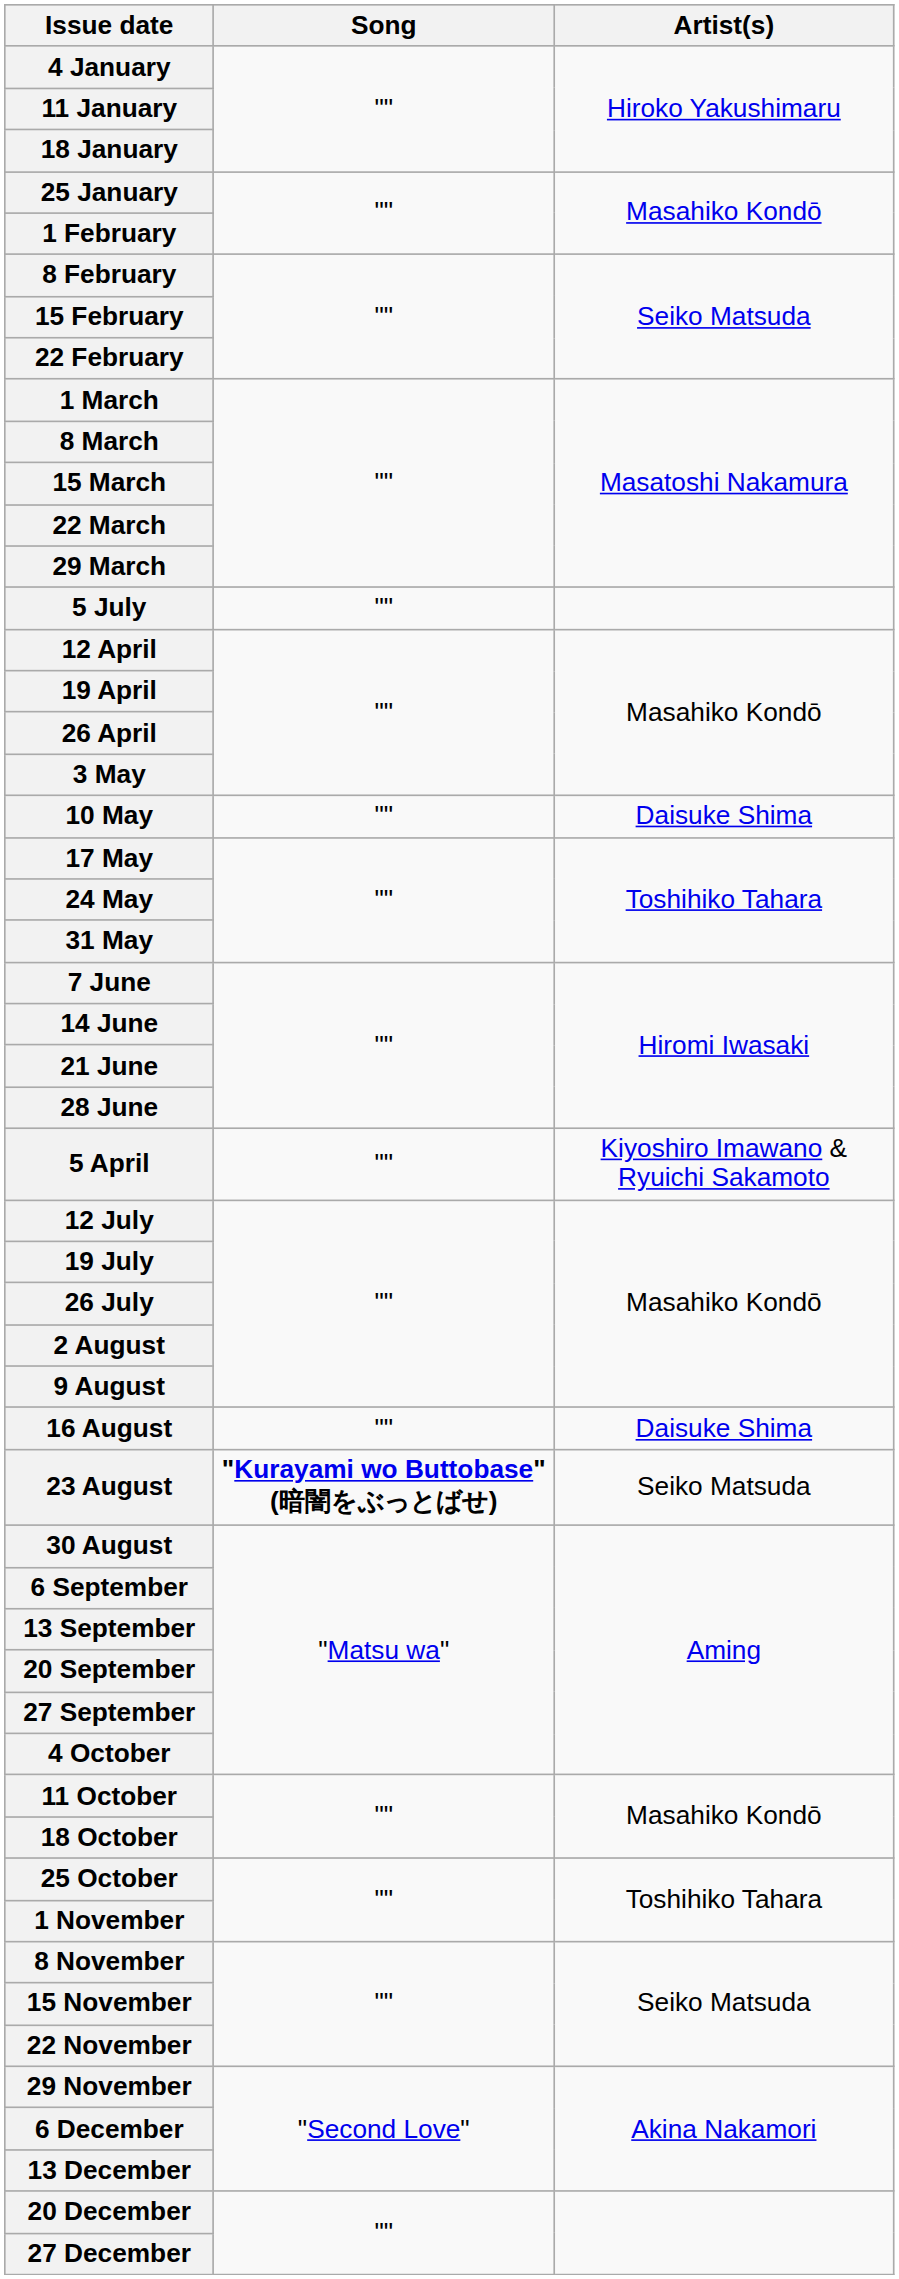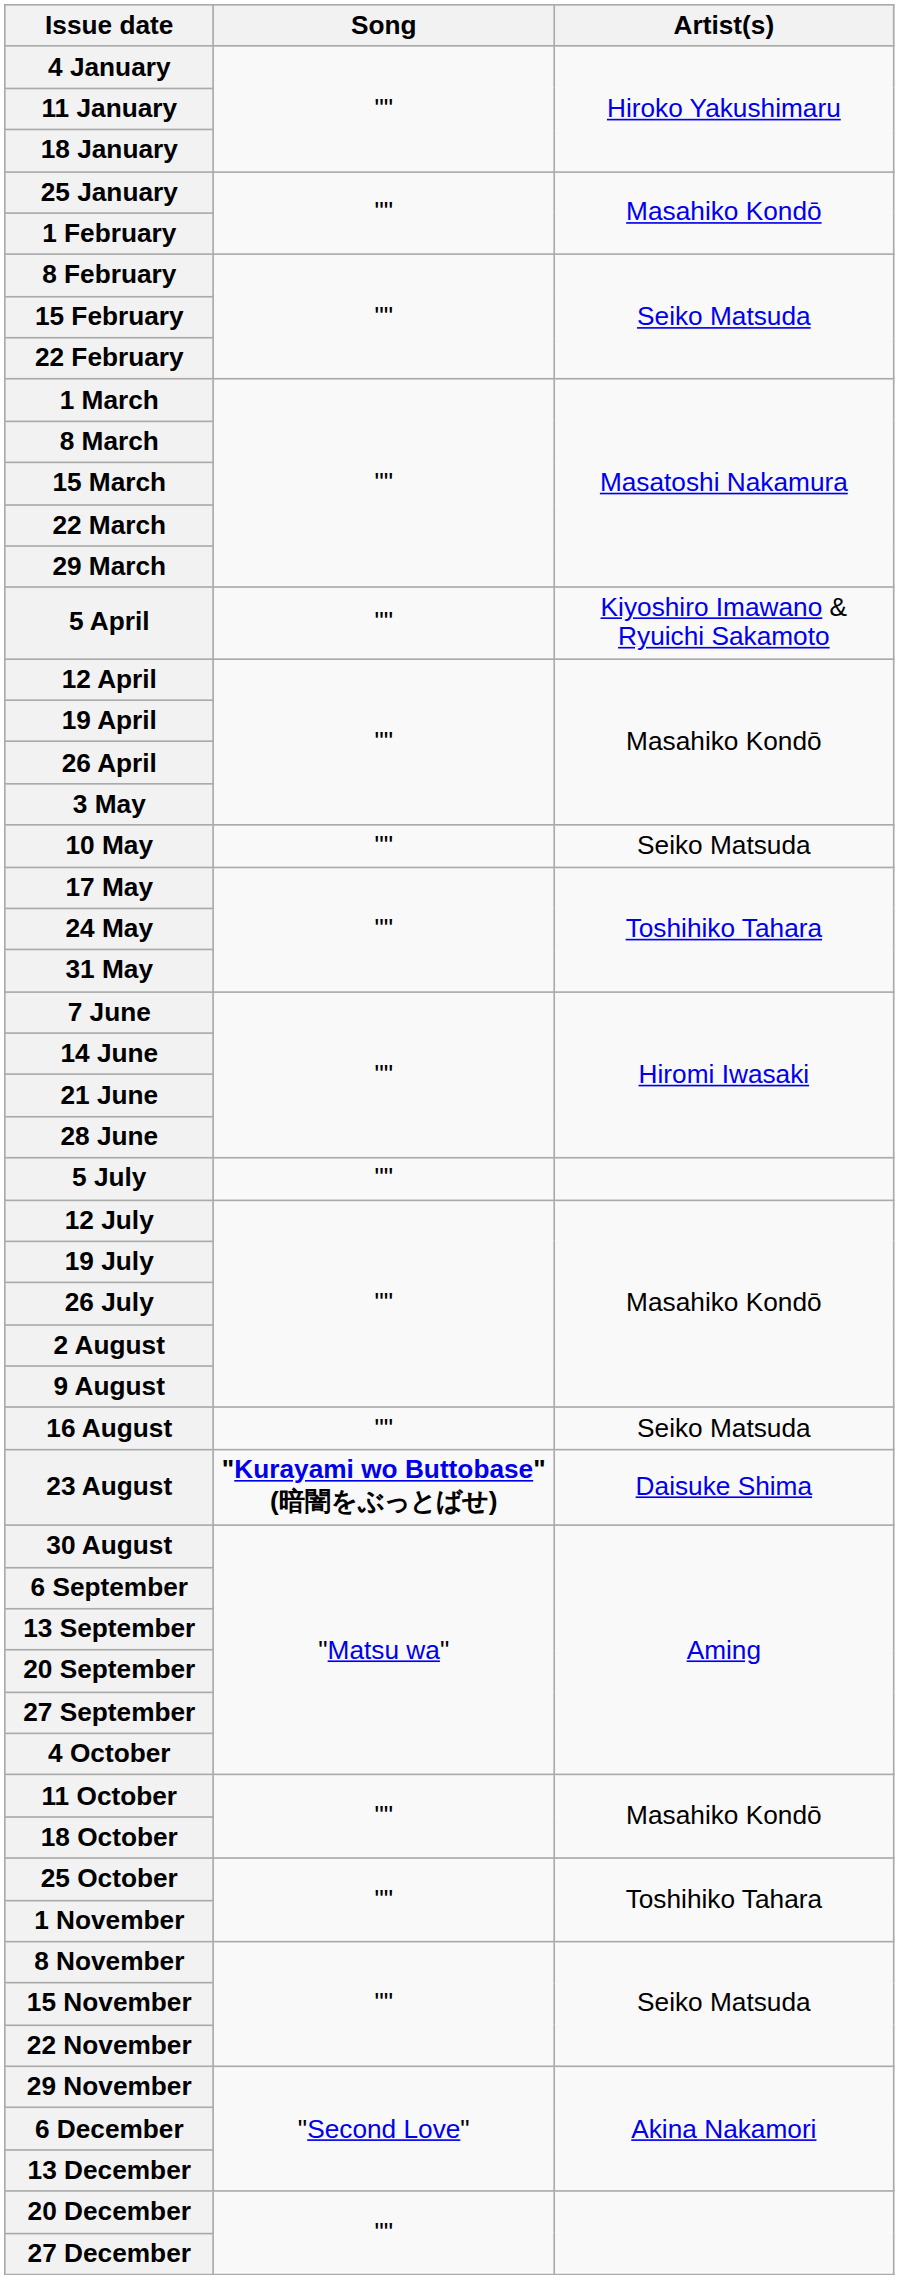rows swapped: (109, 1163) <-> (109, 607)
(724, 815) Daisuke Shima -> (724, 845) Seiko Matsuda
(724, 1428) Daisuke Shima -> (724, 1428) Seiko Matsuda
(724, 1486) Seiko Matsuda -> (724, 1486) Daisuke Shima
